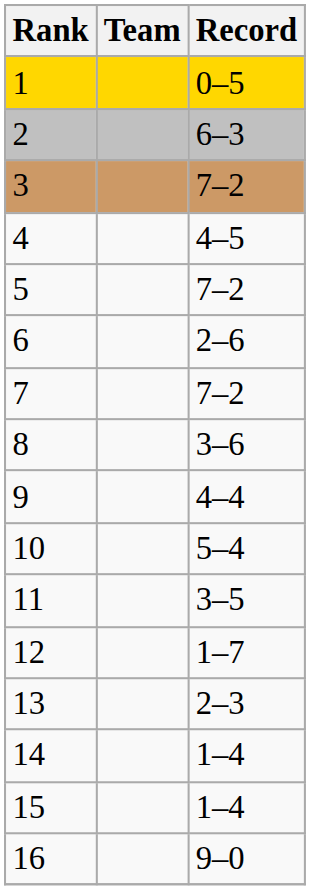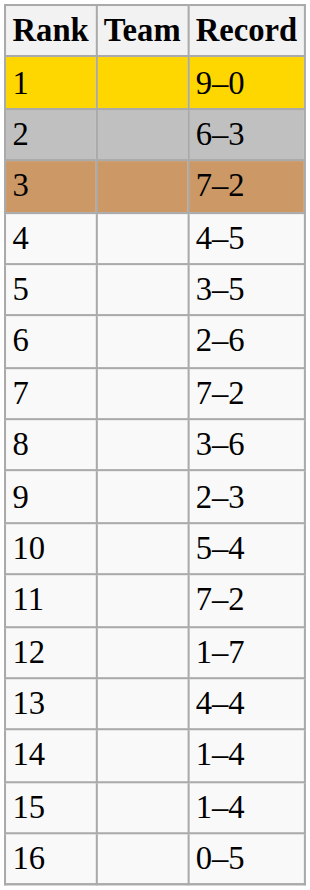(220, 82) 0–5 -> (220, 82) 9–0
(220, 289) 7–2 -> (220, 289) 3–5
(220, 496) 4–4 -> (220, 496) 2–3
(220, 599) 3–5 -> (220, 599) 7–2
(220, 703) 2–3 -> (220, 703) 4–4
(220, 858) 9–0 -> (220, 858) 0–5
